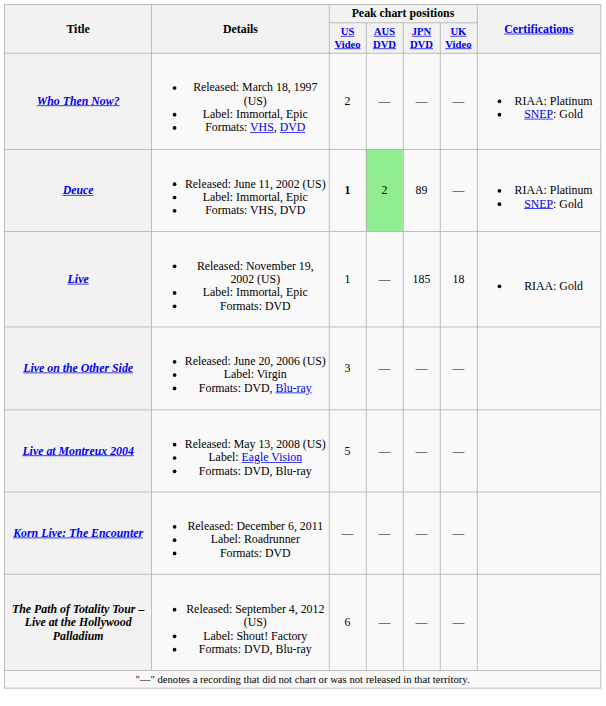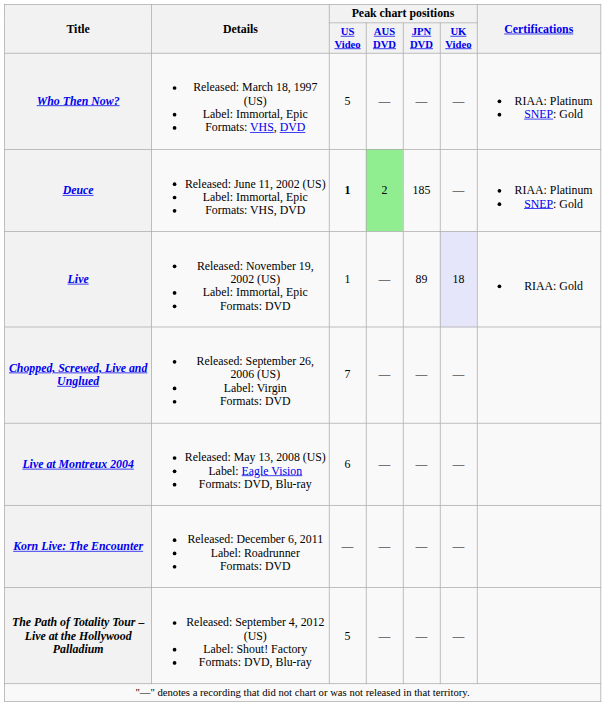(348, 101) 2 -> (348, 101) 5
(421, 190) 89 -> (421, 190) 185
(421, 279) 185 -> (421, 279) 89
(458, 279) no background -> (458, 279) lavender background
- row: (78, 368)
+ row: (78, 375)
(348, 450) 5 -> (348, 464) 6
(348, 622) 6 -> (348, 635) 5
